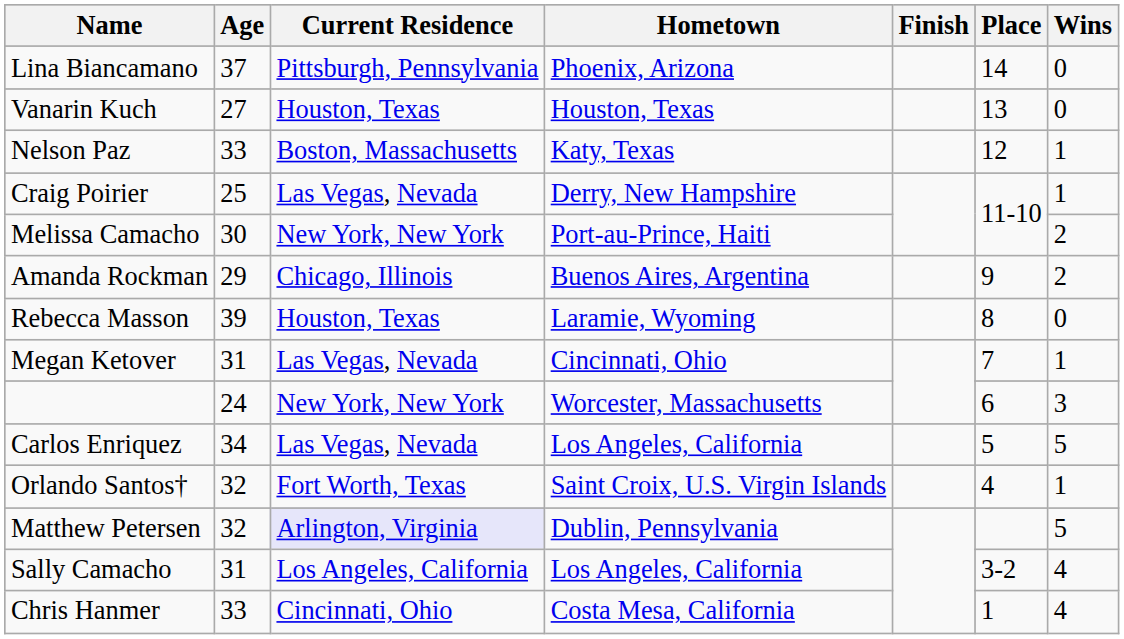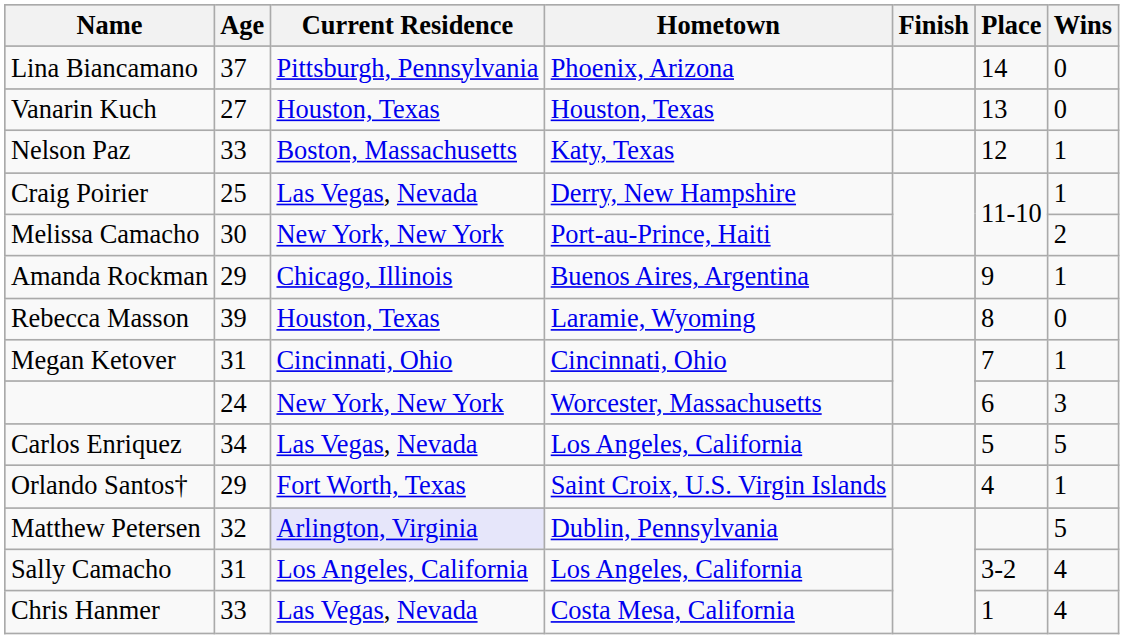(1060, 276) 2 -> (1060, 276) 1
(377, 360) Las Vegas, Nevada -> (364, 360) Cincinnati, Ohio
(234, 485) 32 -> (234, 485) 29
(364, 611) Cincinnati, Ohio -> (377, 611) Las Vegas, Nevada
